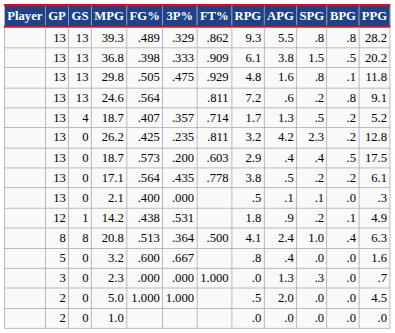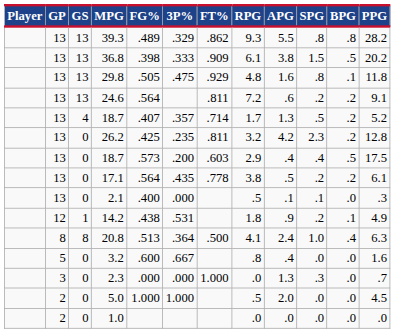(351, 97) .8 -> (351, 97) .2
